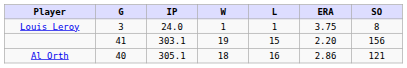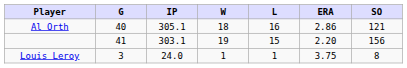rows swapped: (50, 56) <-> (50, 26)
